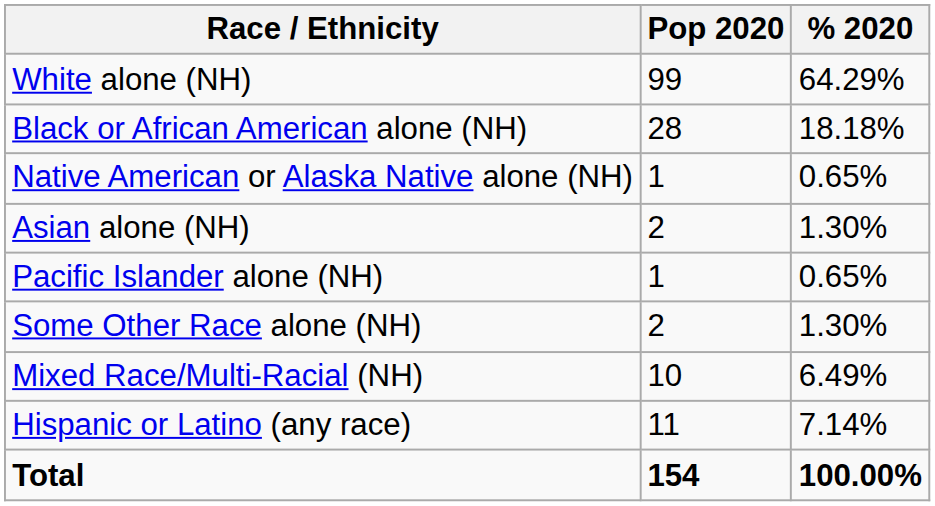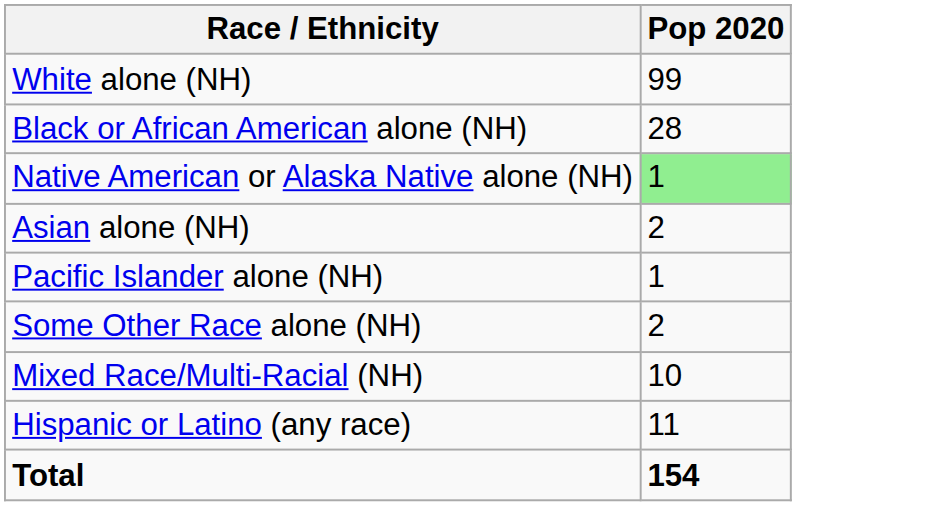- column: (860, 29)
(656, 177) no background -> (656, 177) lightgreen background
